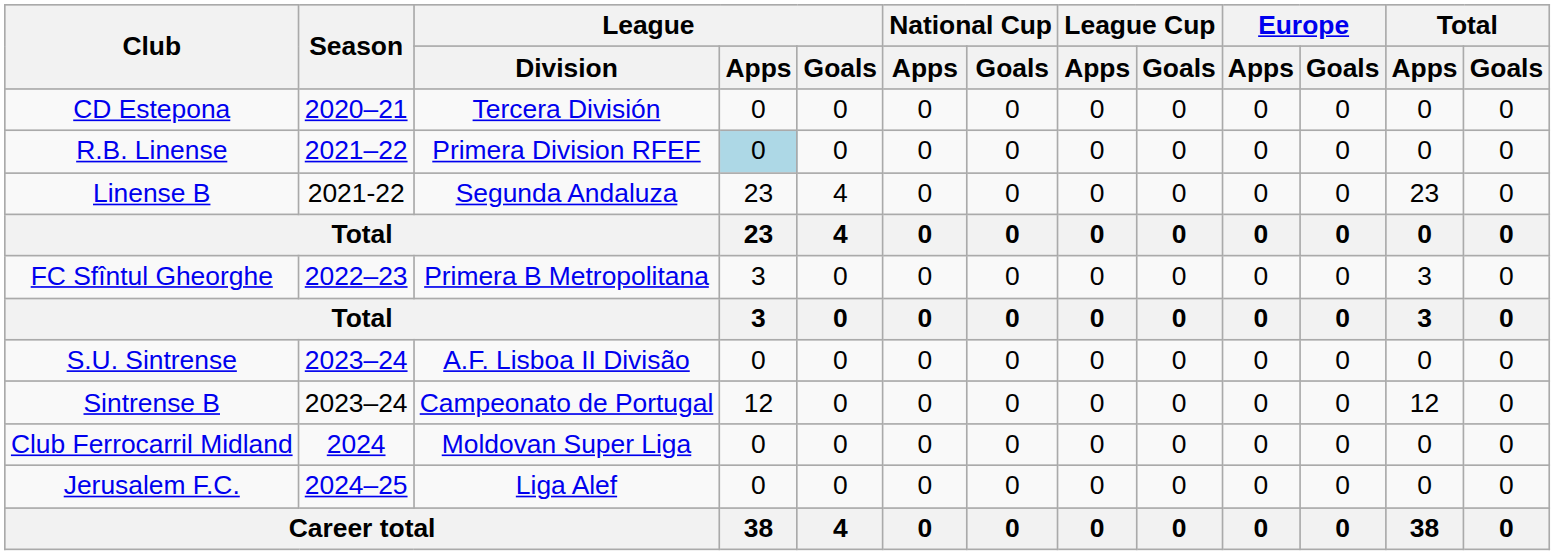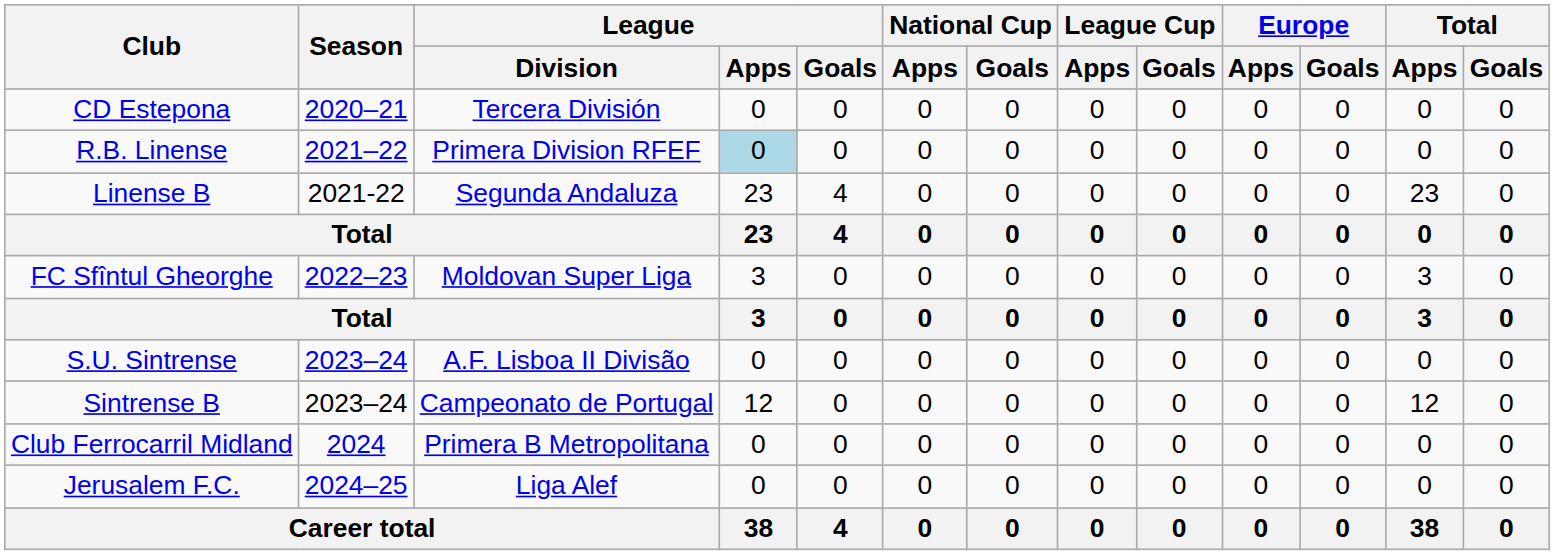(566, 276) Primera B Metropolitana -> (566, 276) Moldovan Super Liga
(566, 444) Moldovan Super Liga -> (566, 444) Primera B Metropolitana
